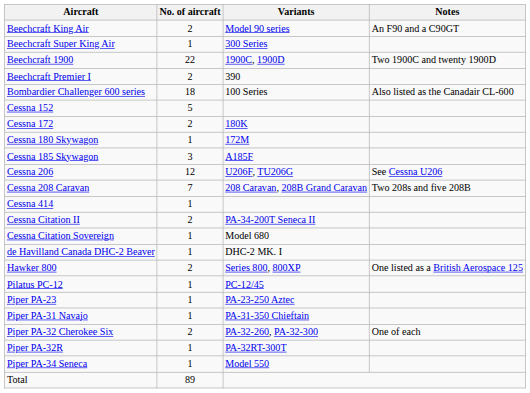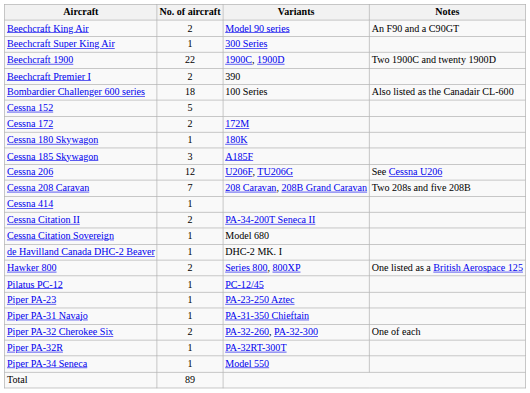(236, 124) 180K -> (237, 124) 172M
(237, 140) 172M -> (236, 140) 180K
